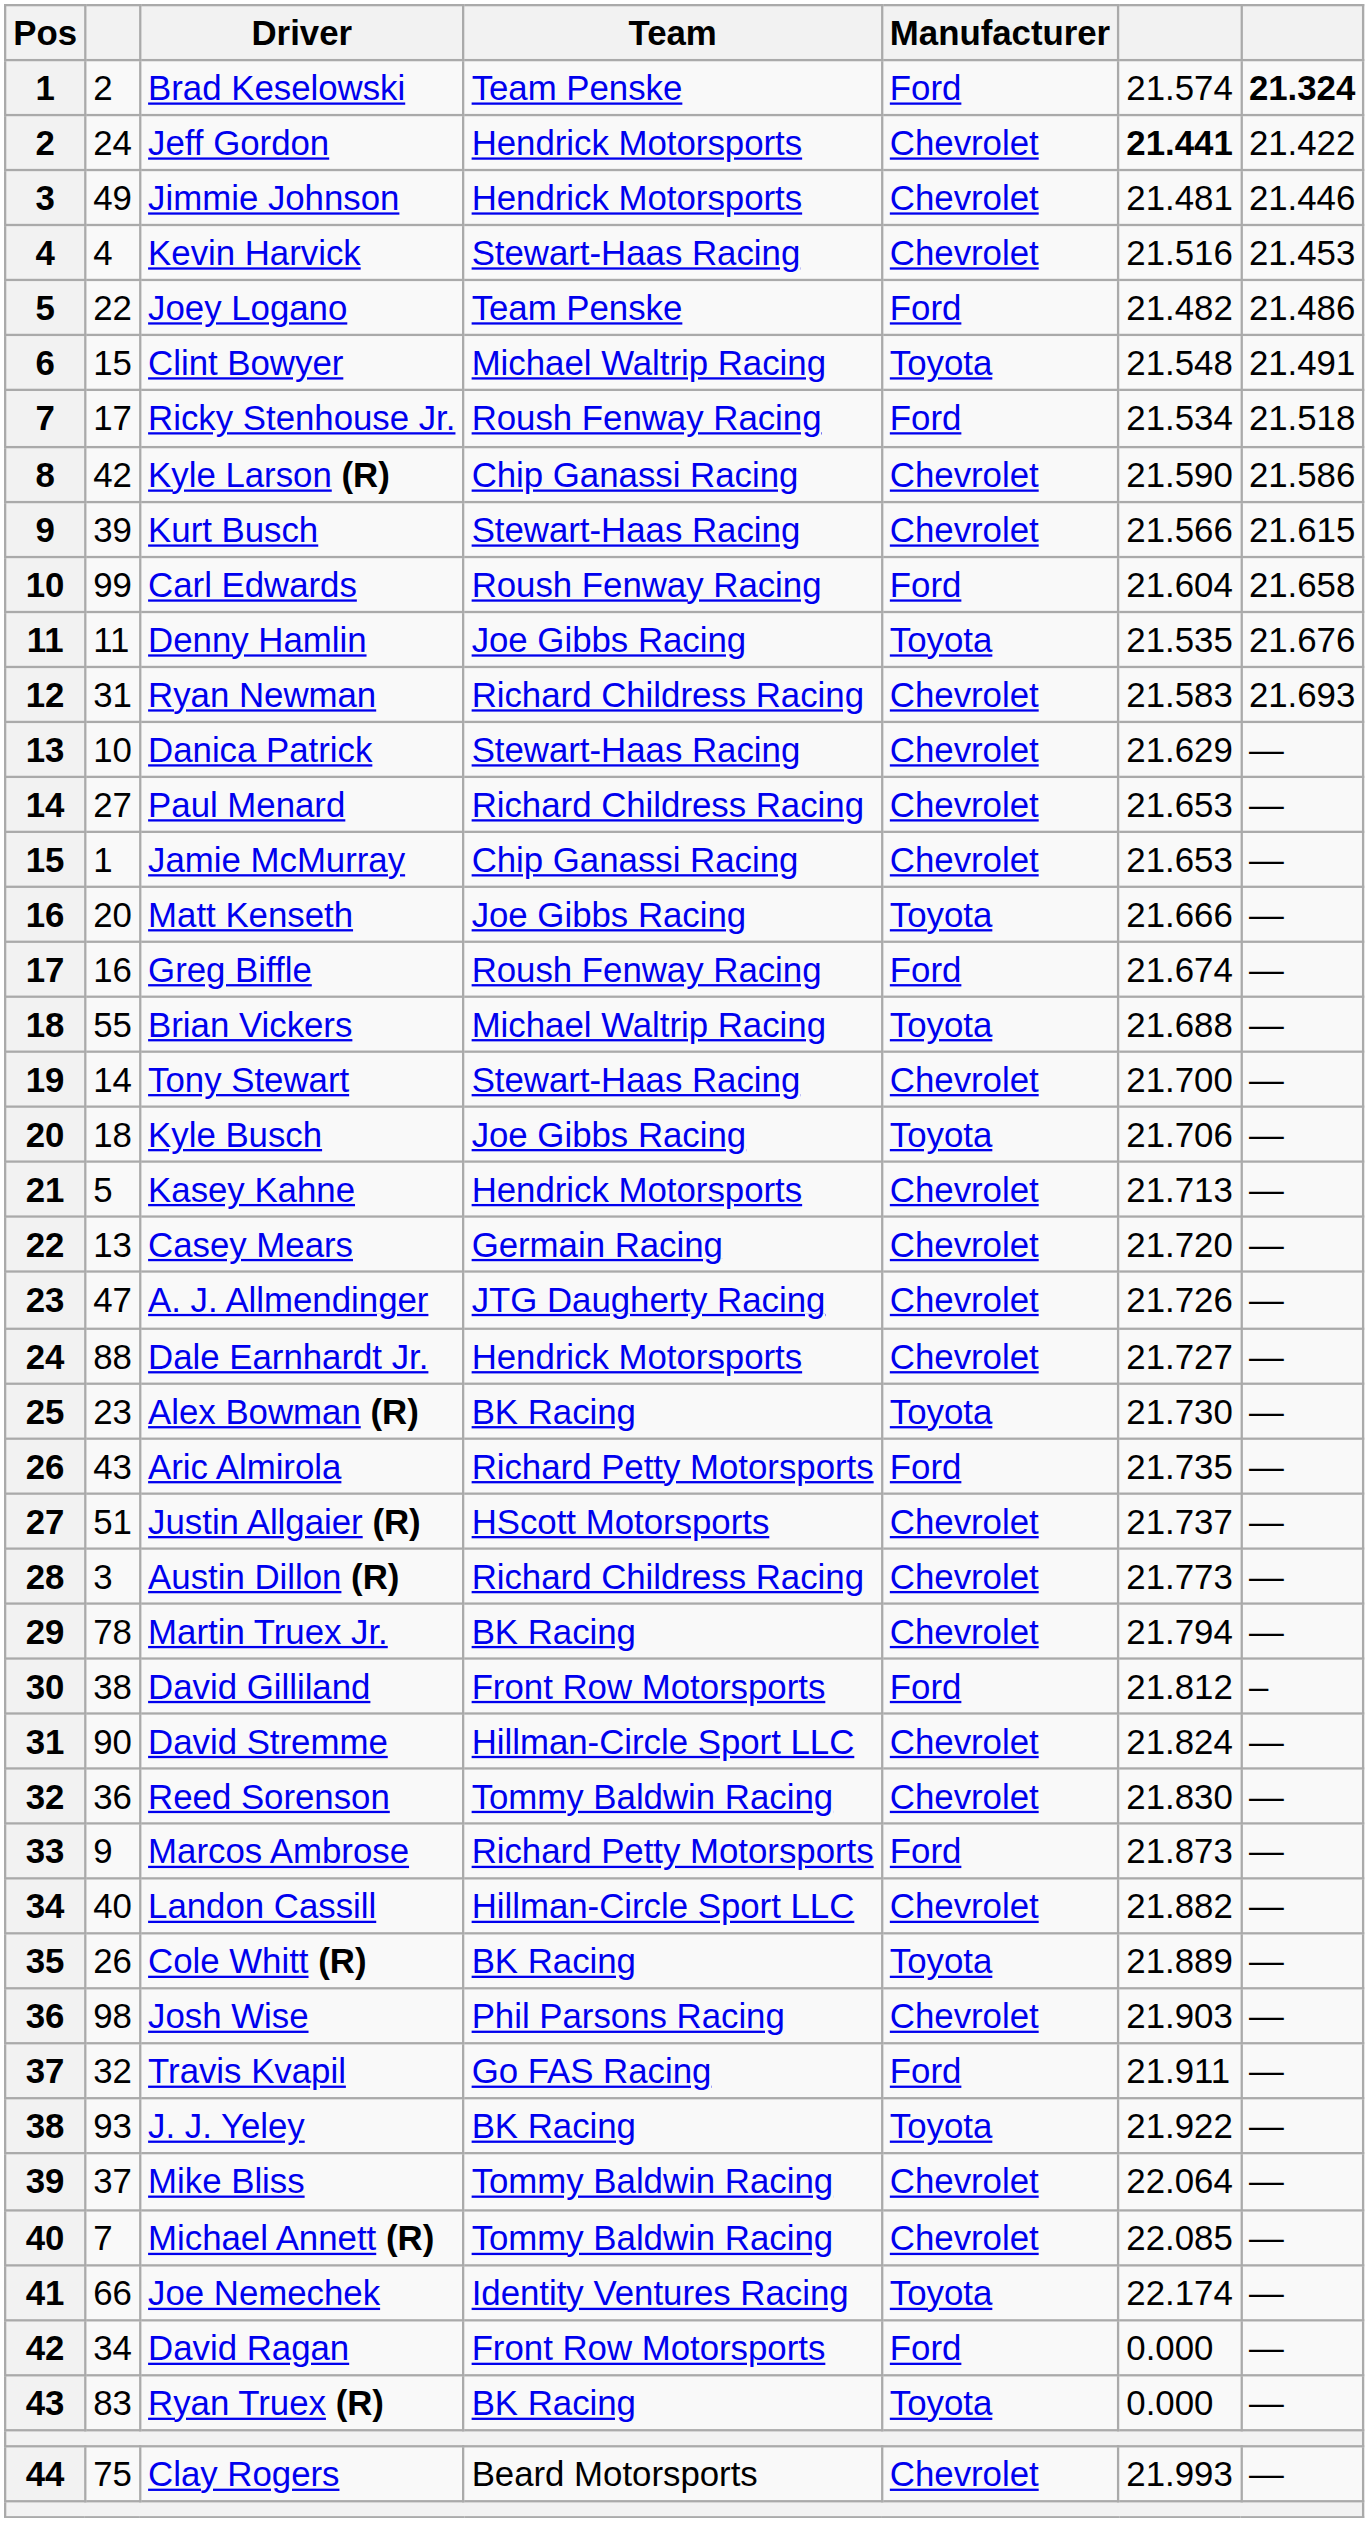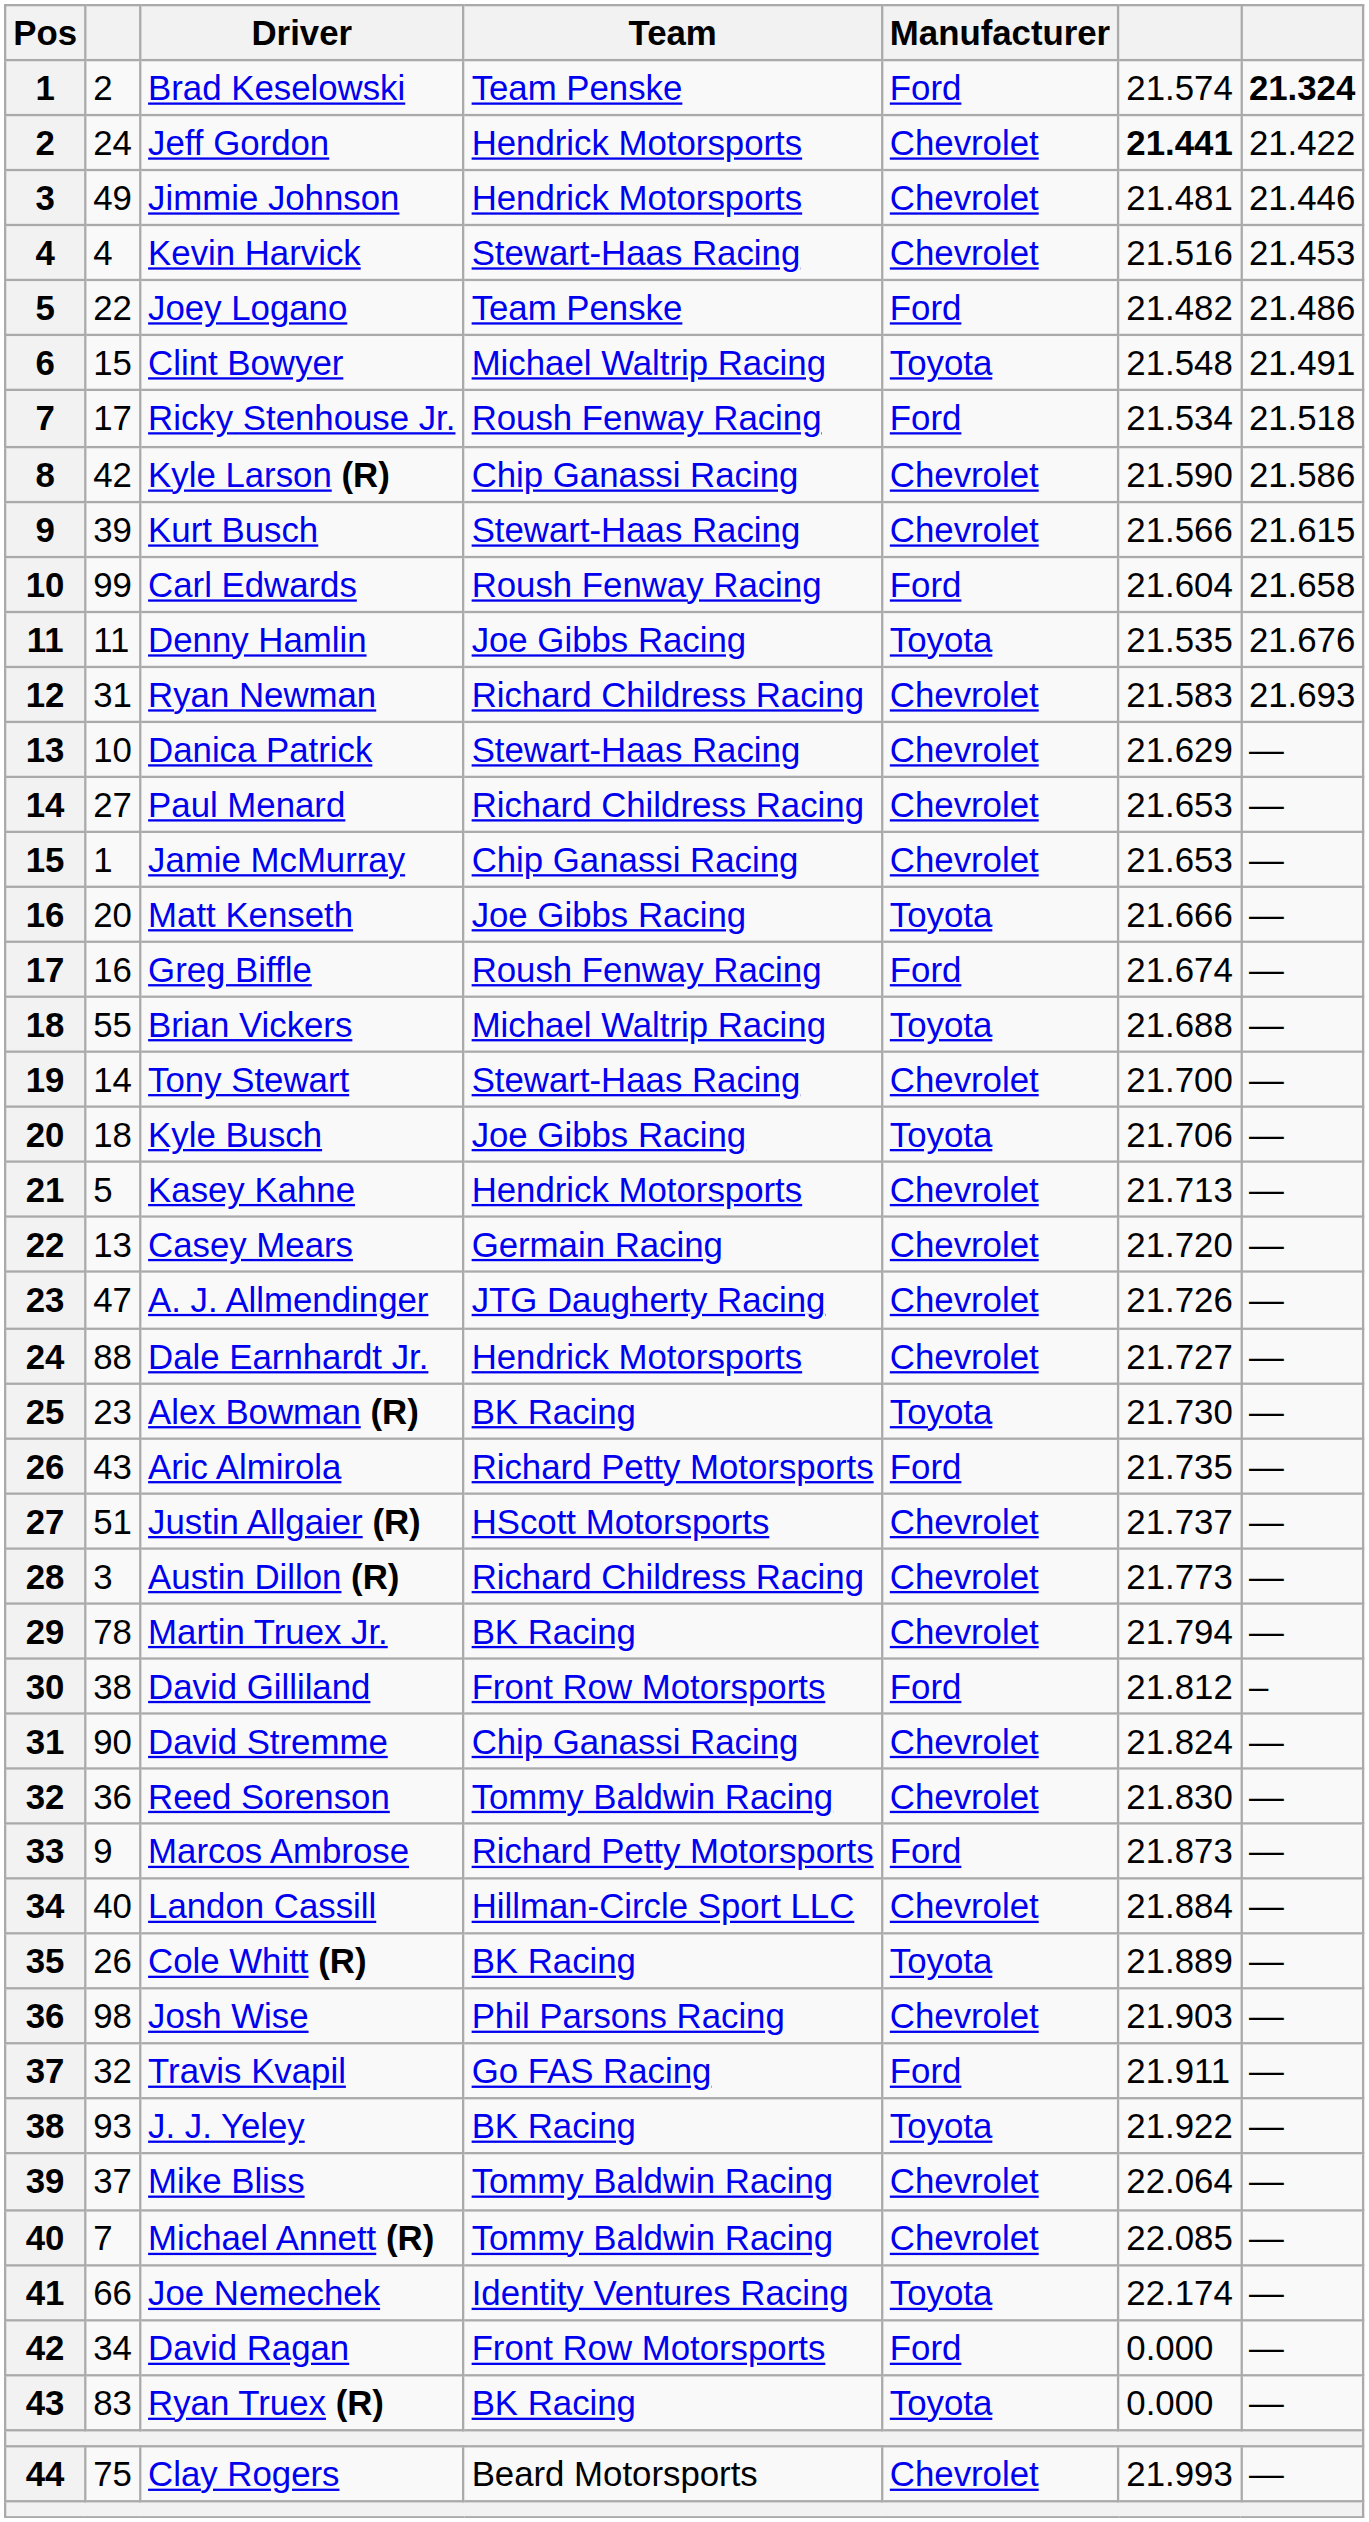(663, 1741) Hillman-Circle Sport LLC -> (635, 1741) Chip Ganassi Racing
(1180, 1906) 21.882 -> (1180, 1906) 21.884
